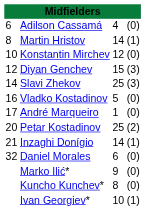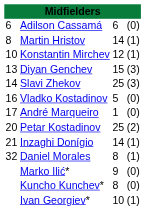(115, 26) 4 -> (115, 26) 6
(133, 55) (0) -> (133, 55) (1)
(11, 69) 12 -> (11, 69) 13
(115, 156) 6 -> (115, 156) 8
(133, 156) (0) -> (133, 156) (1)
